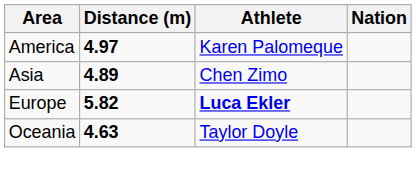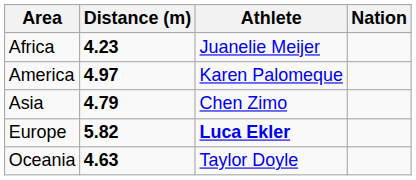+ row: (32, 47)
(101, 75) 4.89 -> (101, 103) 4.79
